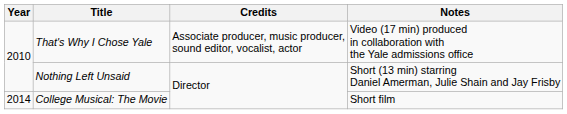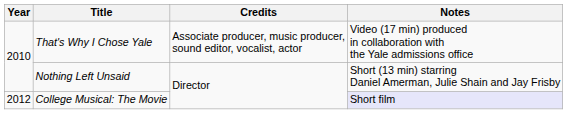(19, 100) 2014 -> (19, 100) 2012
(373, 100) no background -> (373, 100) lavender background
